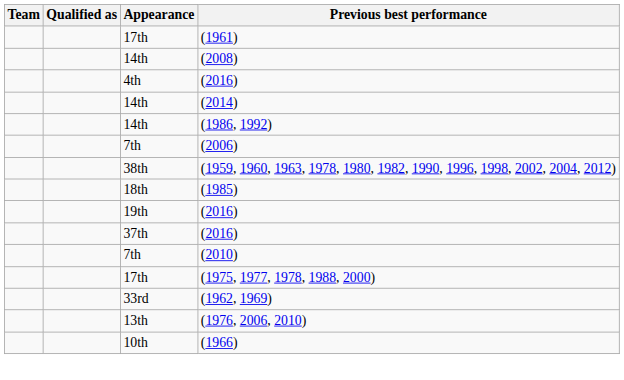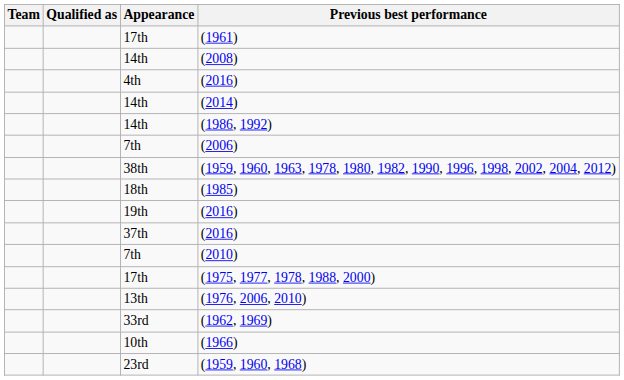rows swapped: (136, 299) <-> (136, 320)
+ row: (136, 364)
